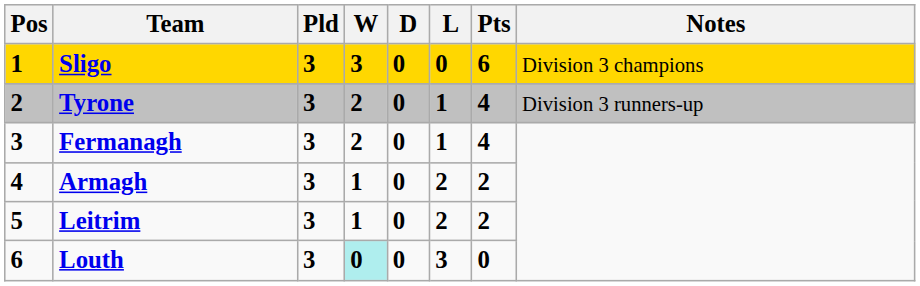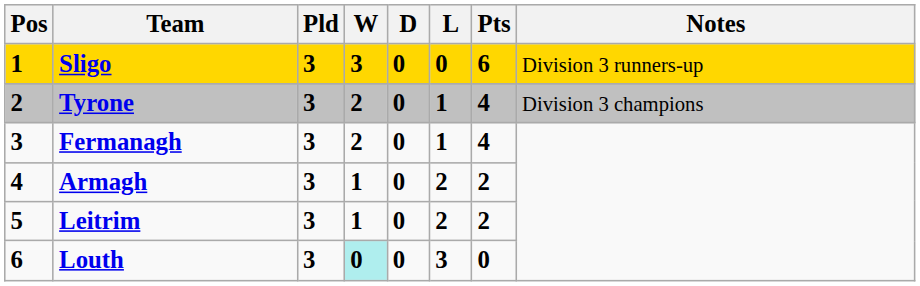(613, 65) Division 3 champions -> (613, 65) Division 3 runners-up
(613, 104) Division 3 runners-up -> (613, 104) Division 3 champions
